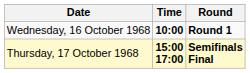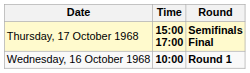rows swapped: (79, 30) <-> (73, 53)
